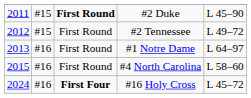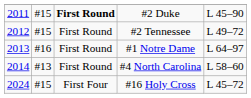(18, 66) 2015 -> (18, 66) 2014
(43, 66) #16 -> (43, 66) #13
(43, 84) #16 -> (43, 84) #15
(86, 84) bold -> (86, 84) normal
